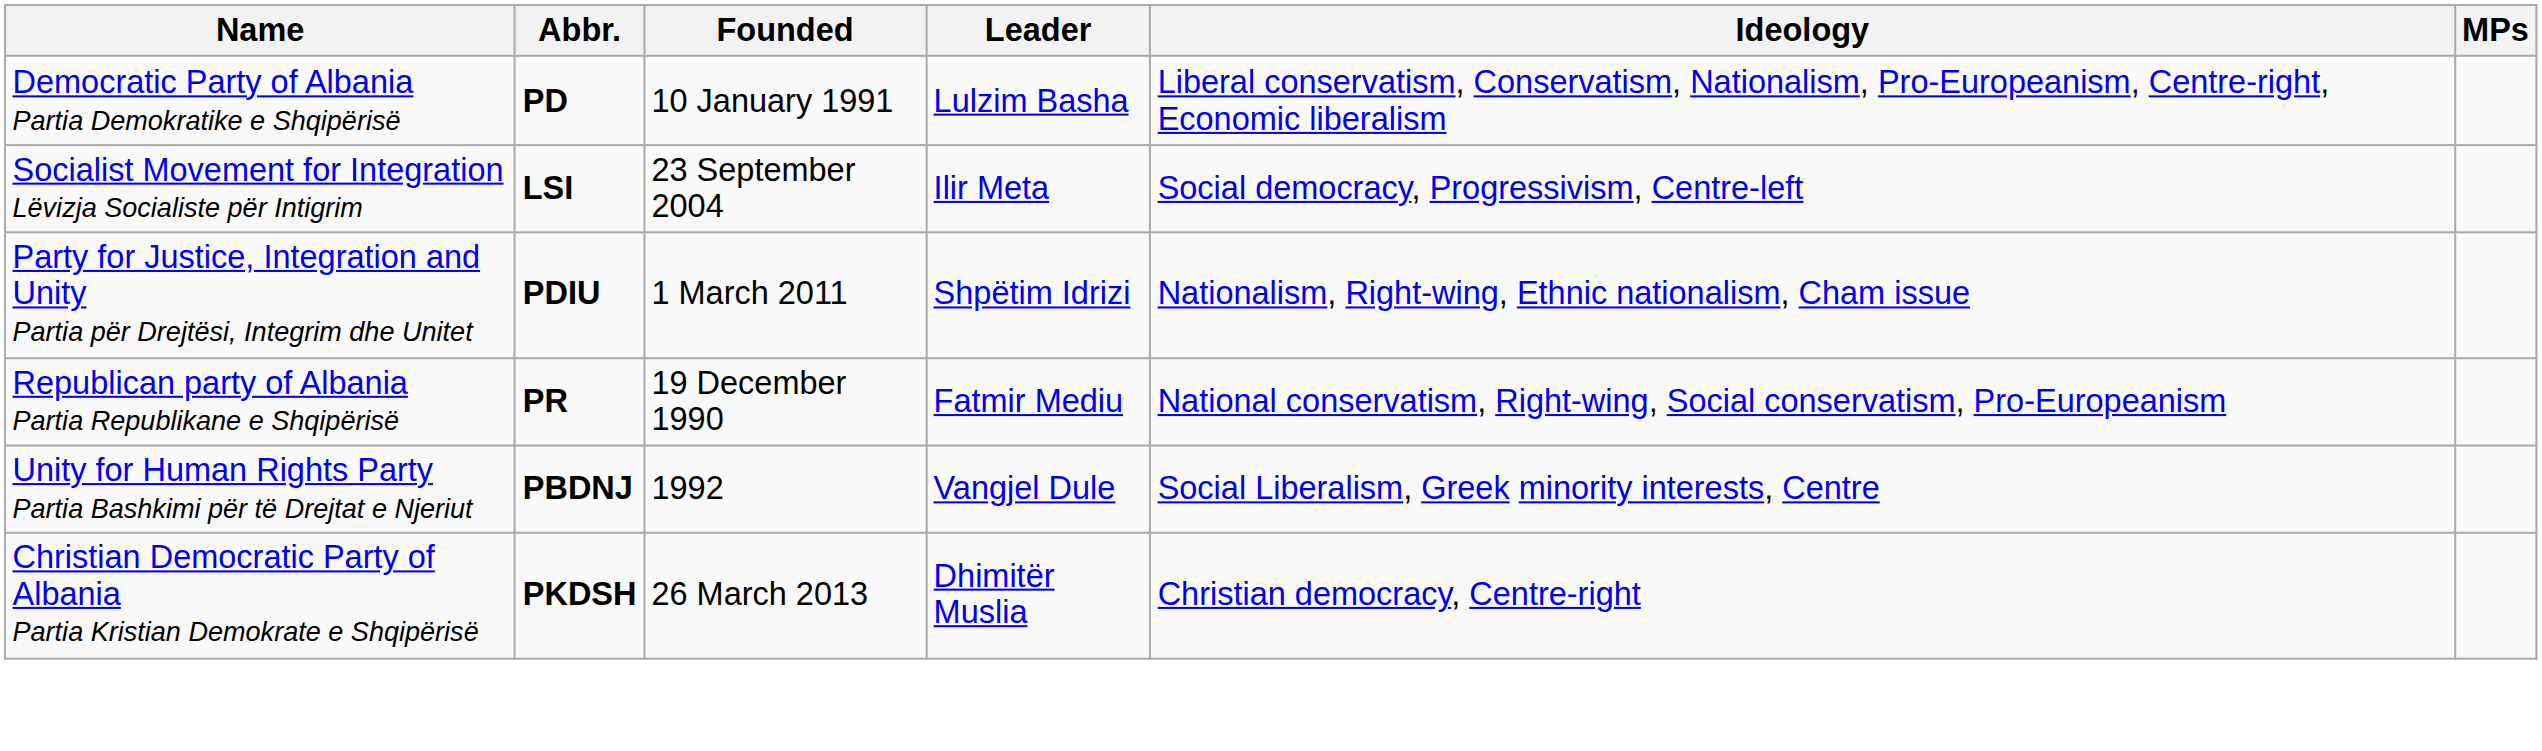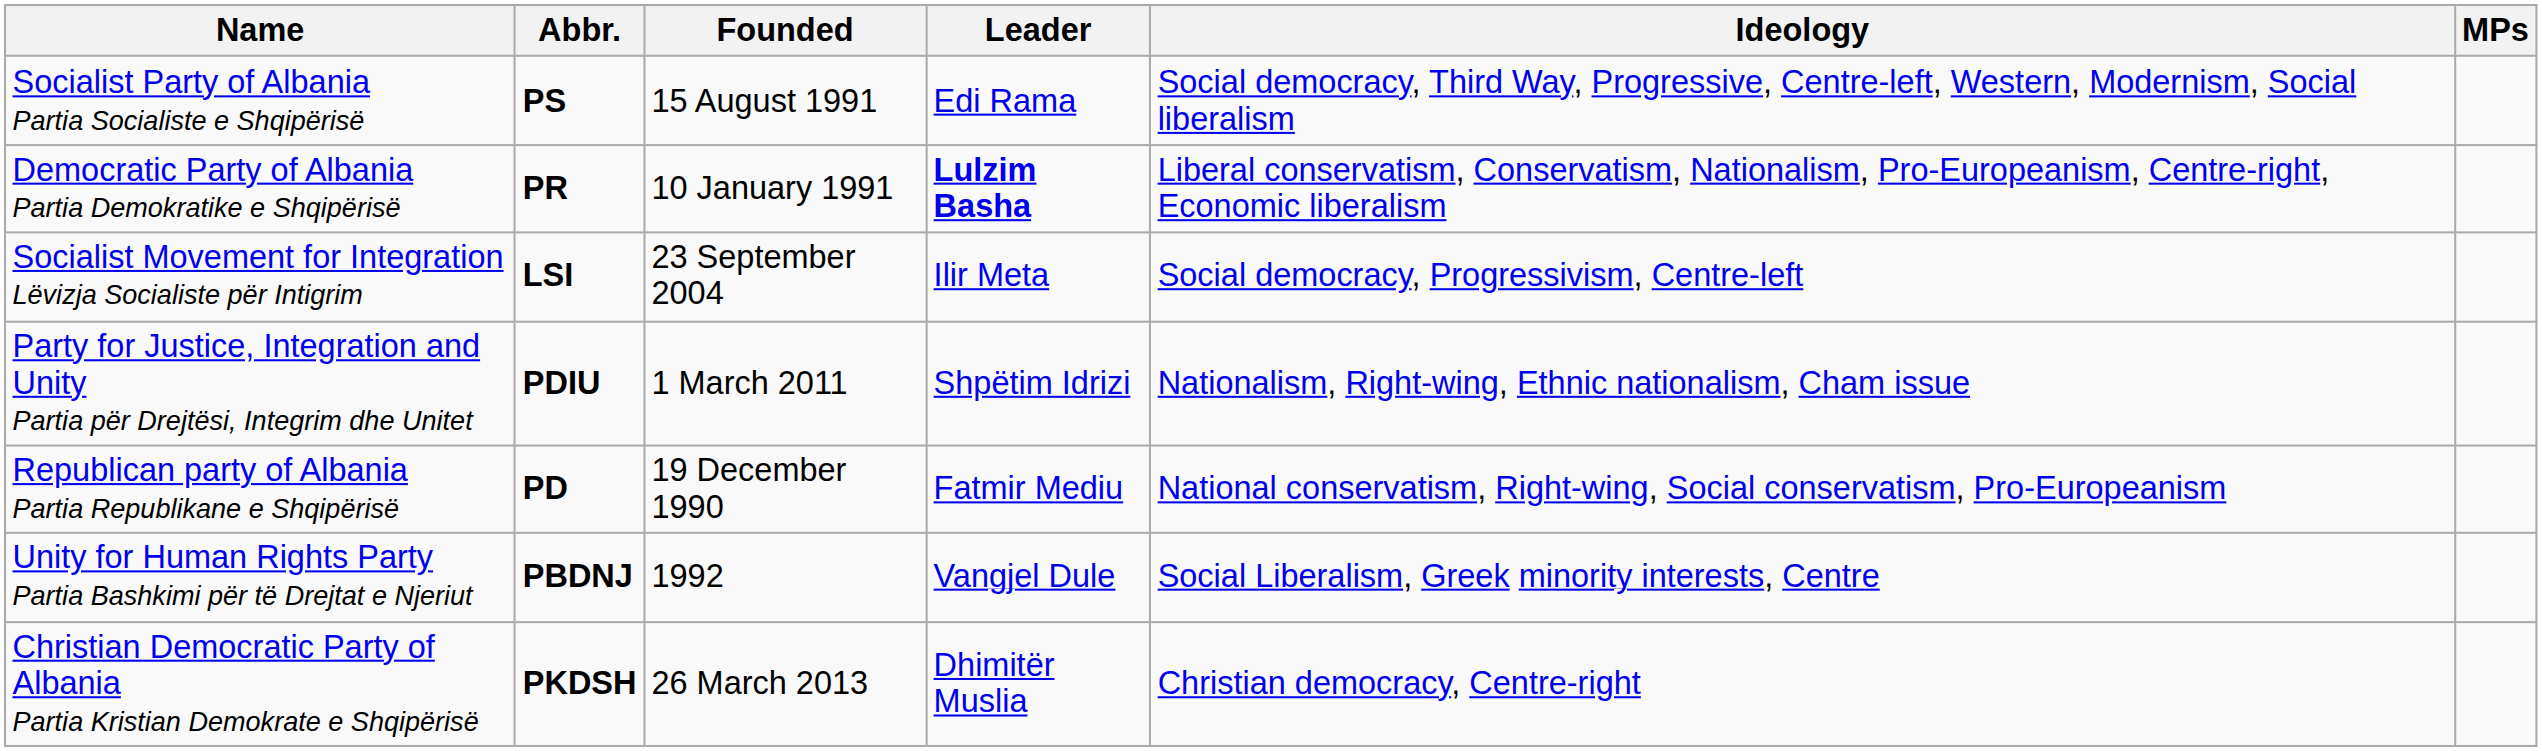+ row: (191, 100)
(545, 100) PD -> (545, 188) PR
(1031, 100) normal -> (985, 188) bold
(545, 400) PR -> (545, 488) PD
